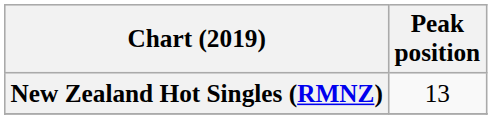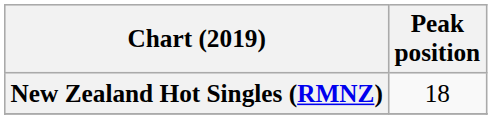(437, 93) 13 -> (437, 93) 18
